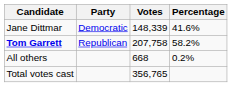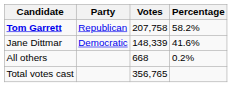rows swapped: (34, 43) <-> (34, 27)
